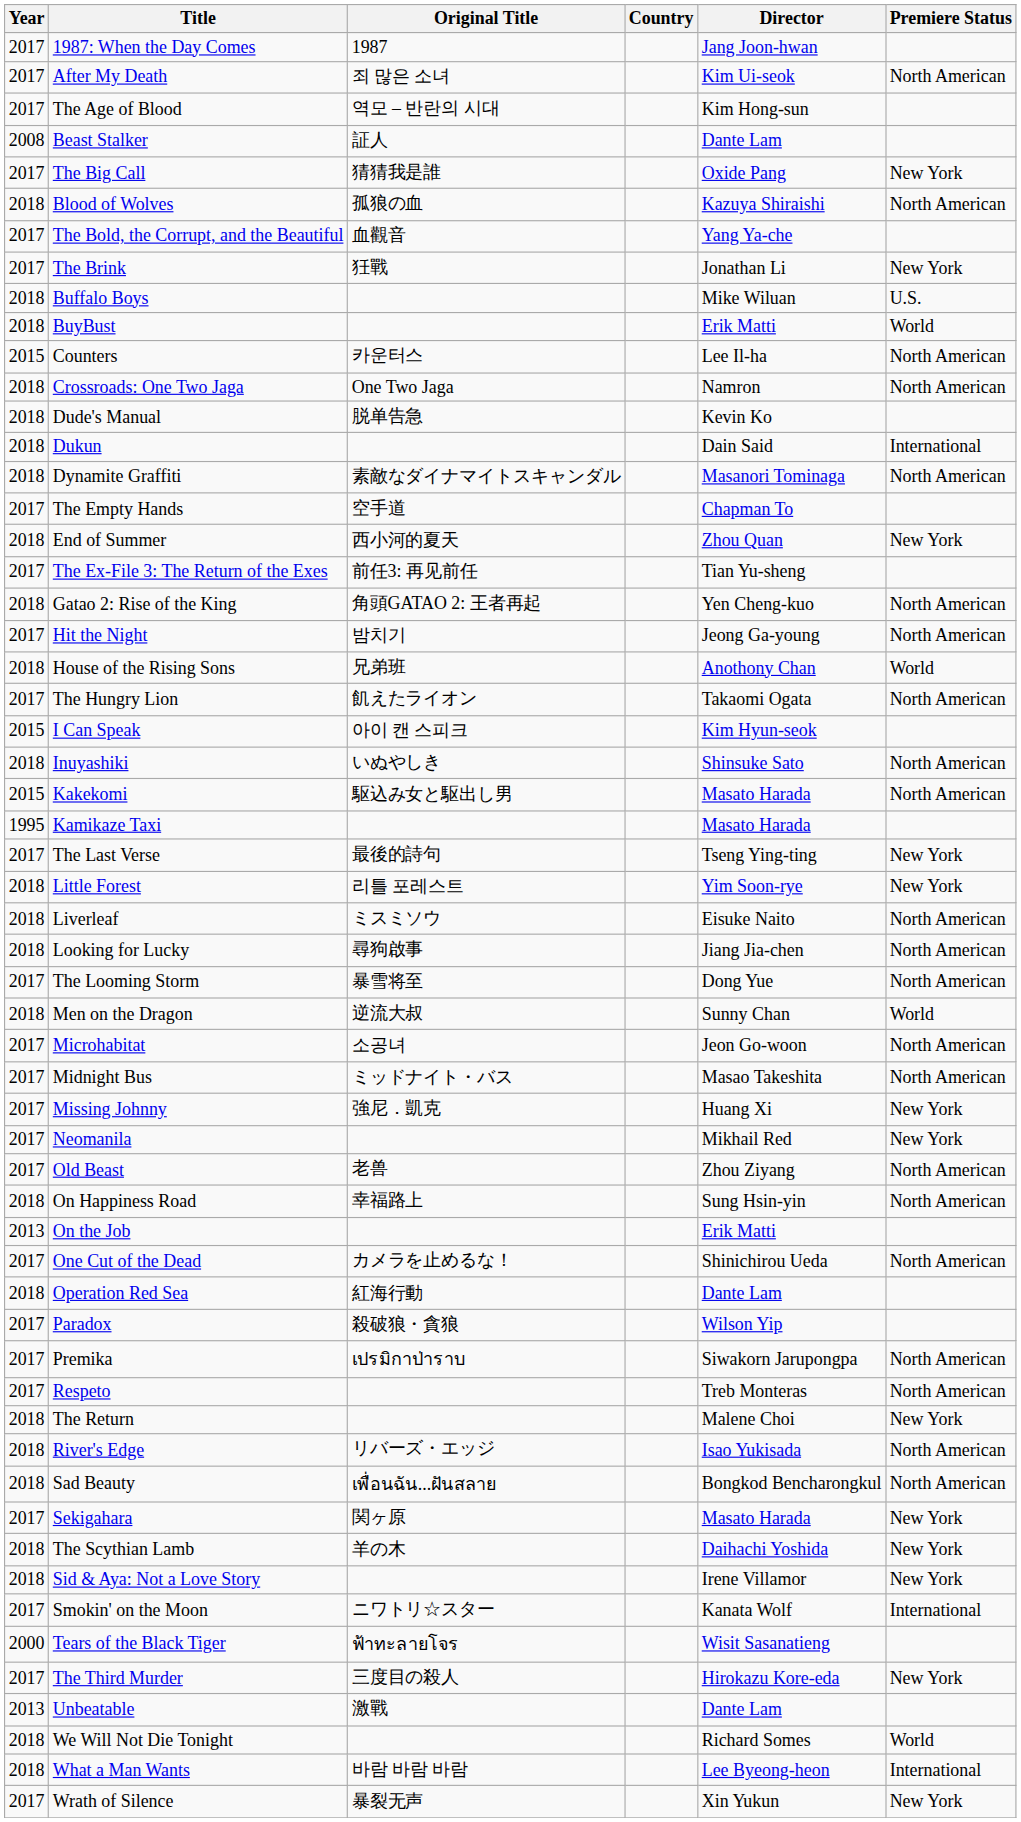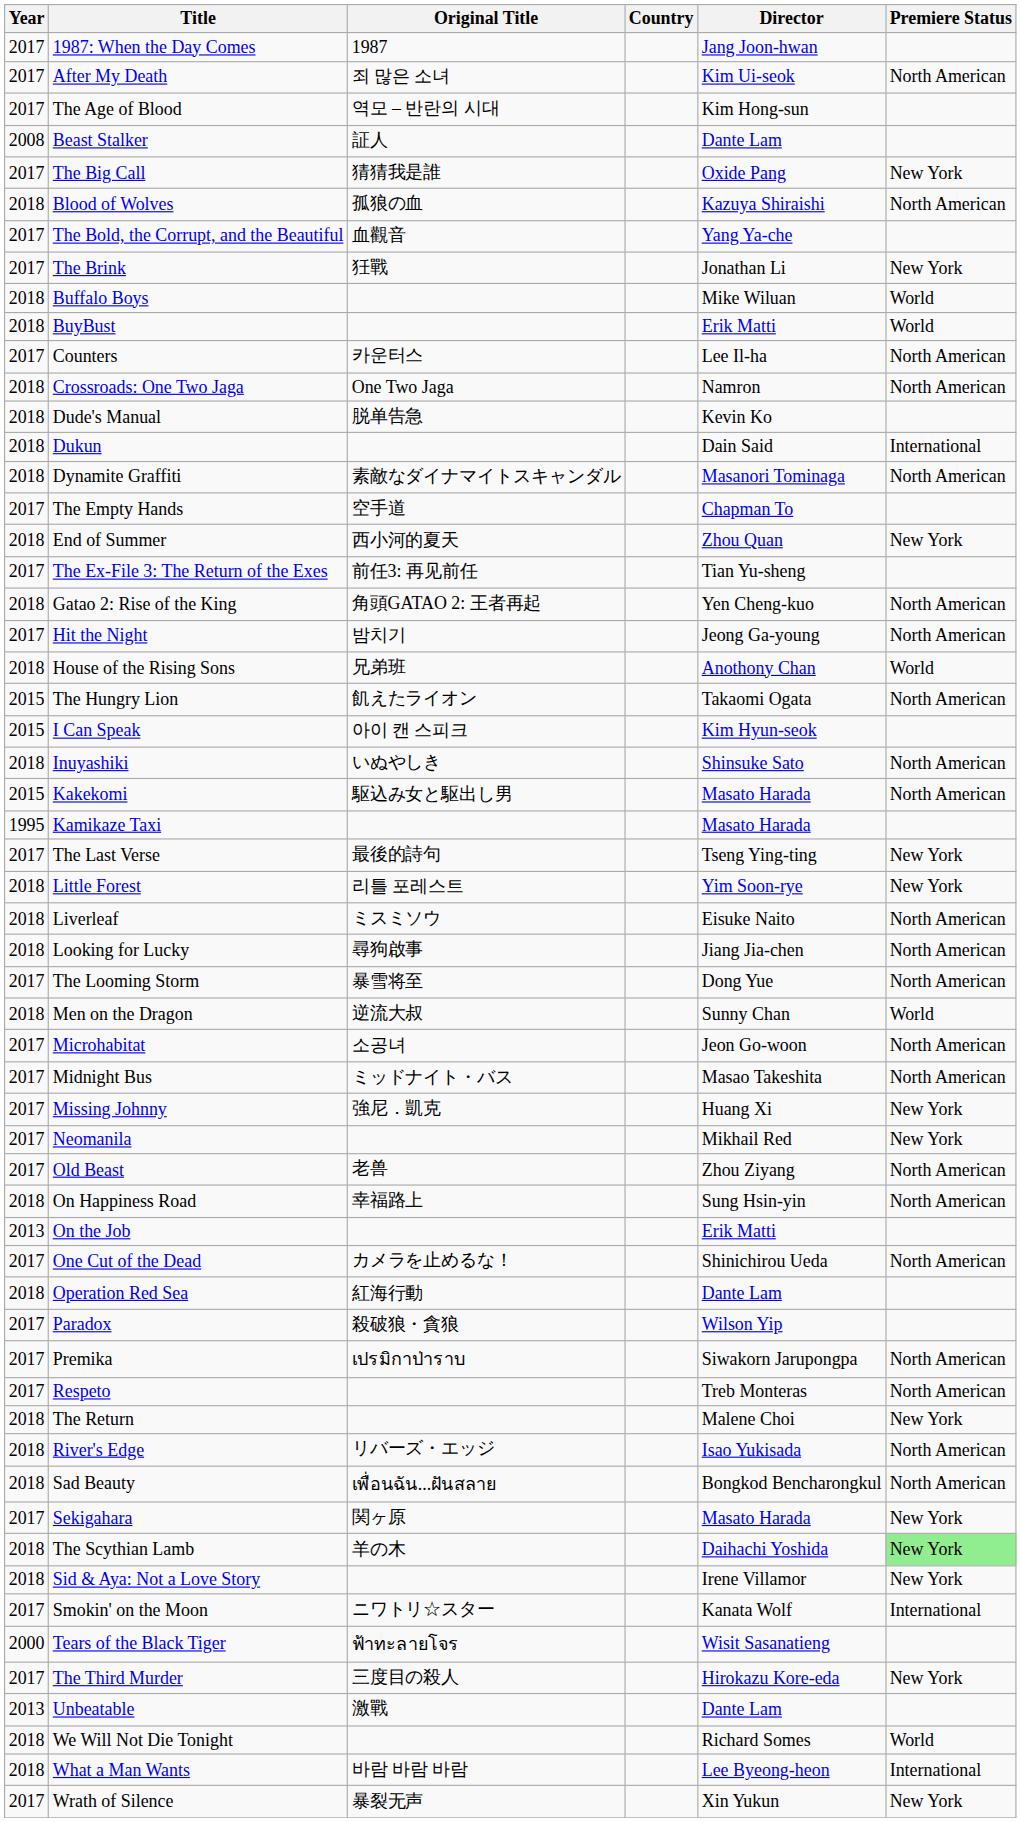(906, 298) U.S. -> (912, 298) World
(27, 356) 2015 -> (27, 356) 2017
(27, 699) 2017 -> (27, 699) 2015
(926, 1549) no background -> (926, 1549) lightgreen background
